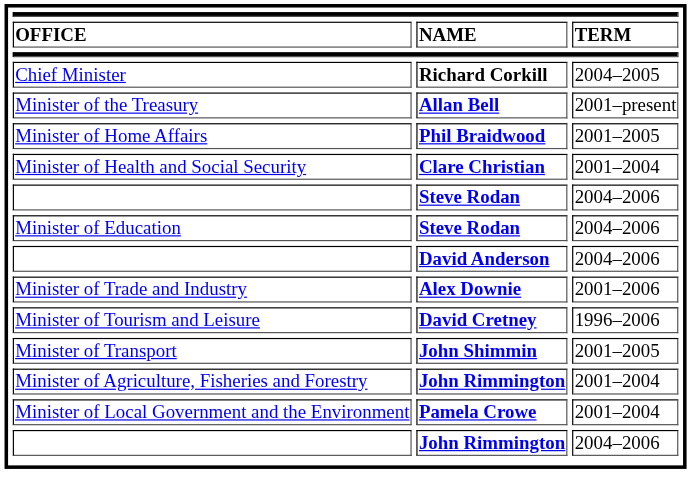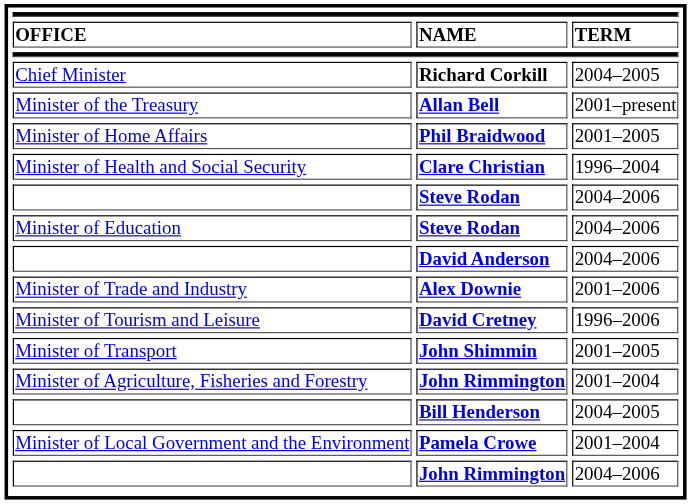(617, 166) 2001–2004 -> (617, 166) 1996–2004
+ row: (212, 412)
